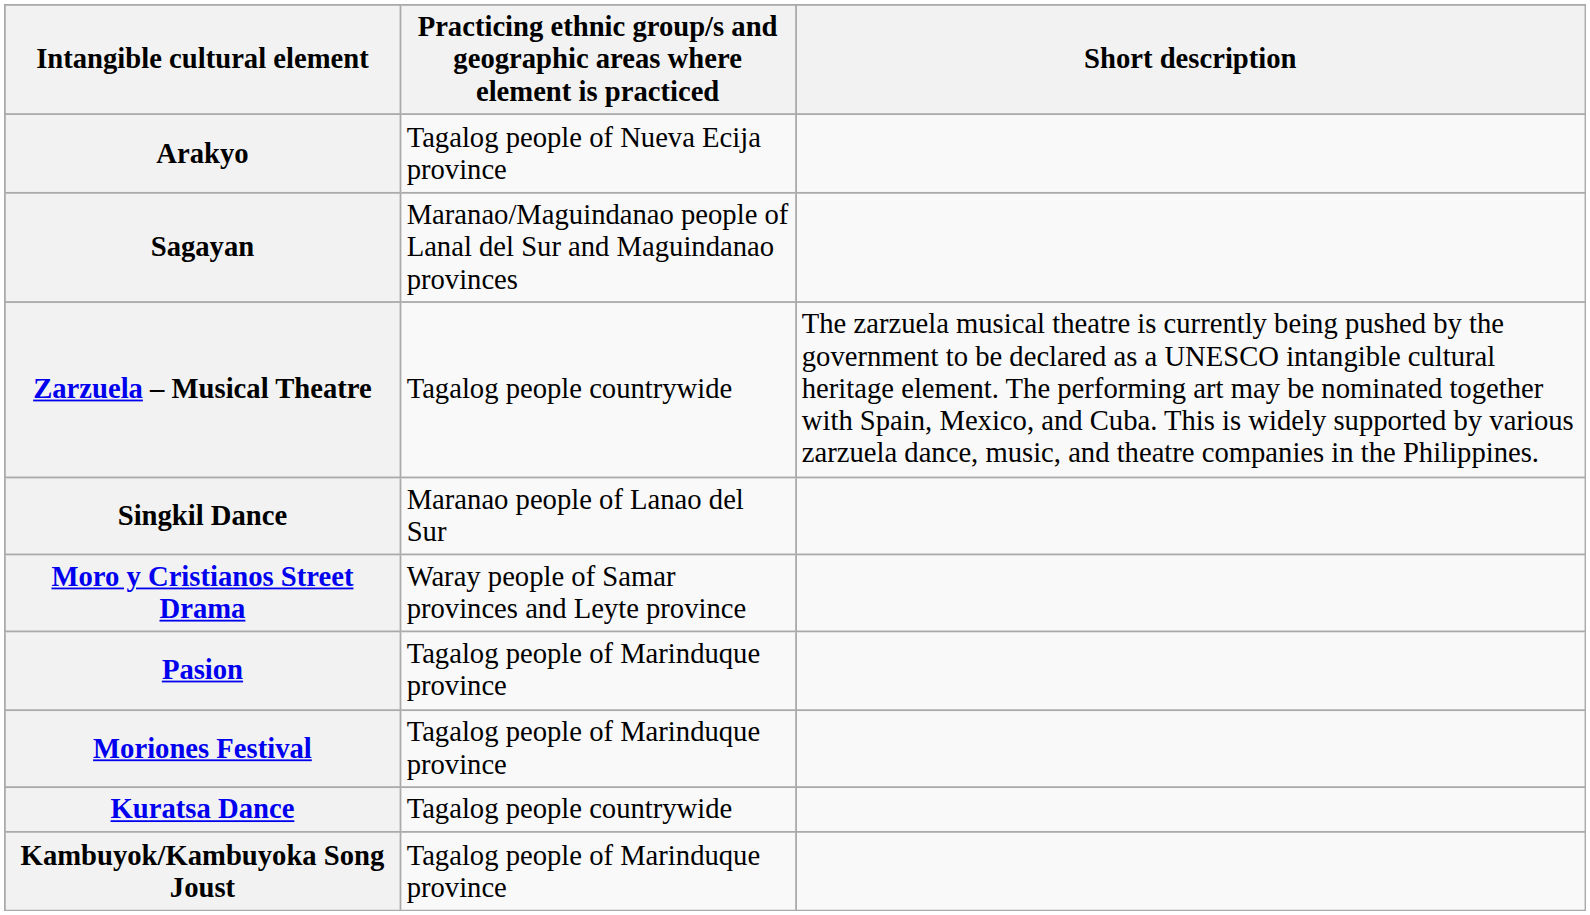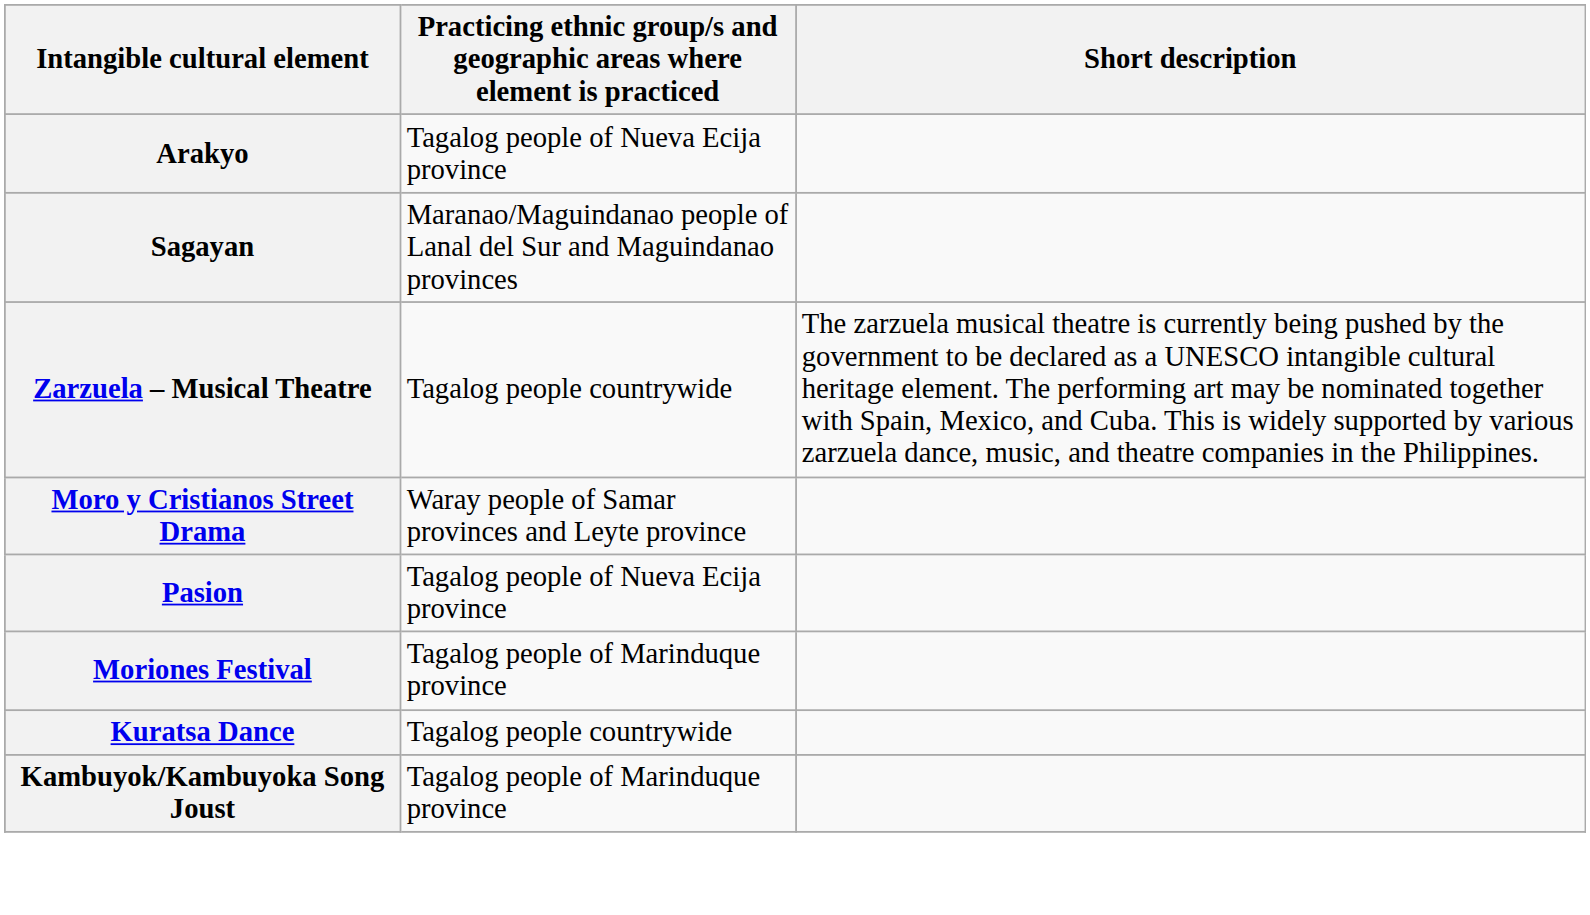- row: (202, 514)
(583, 670) Tagalog people of Marinduque province -> (584, 592) Tagalog people of Nueva Ecija province
